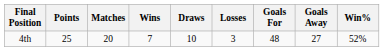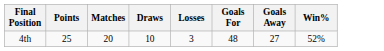- column: (150, 18)
